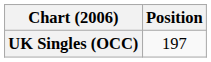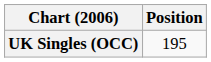(174, 43) 197 -> (174, 43) 195
